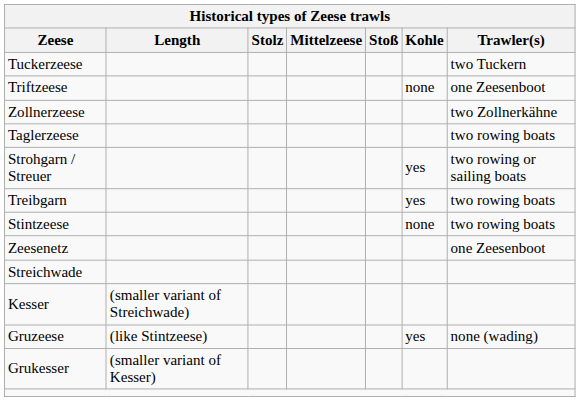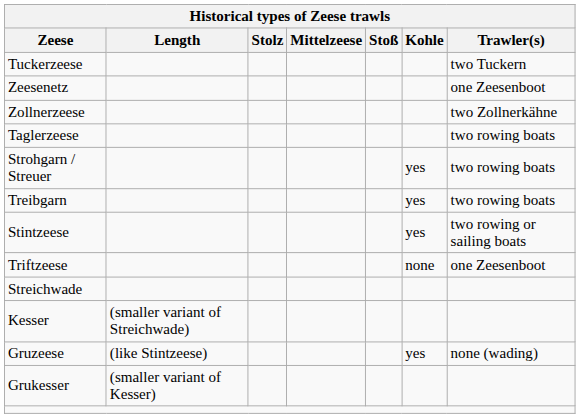rows swapped: (38, 248) <-> (38, 87)
(493, 168) two rowing or sailing boats -> (503, 168) two rowing boats
(420, 224) none -> (415, 232) yes
(503, 224) two rowing boats -> (493, 232) two rowing or sailing boats
